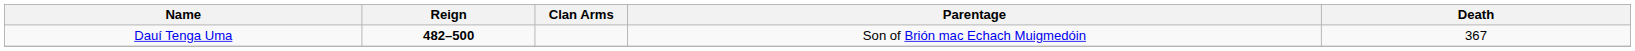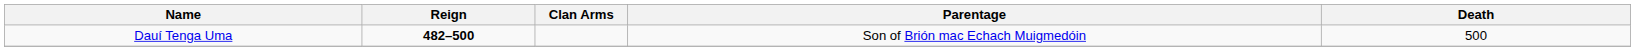(1476, 35) 367 -> (1476, 35) 500
